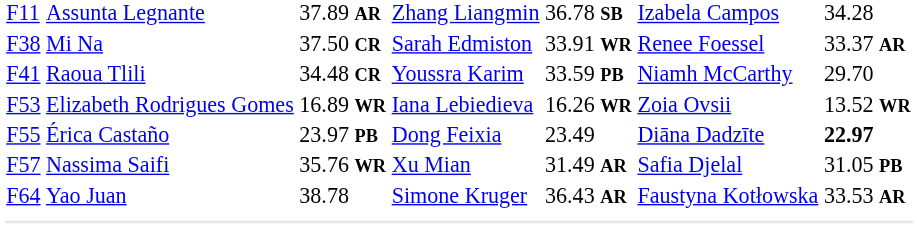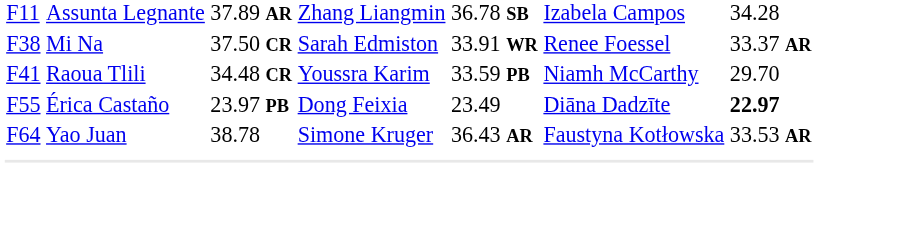- row: (23, 104)
- row: (23, 165)
